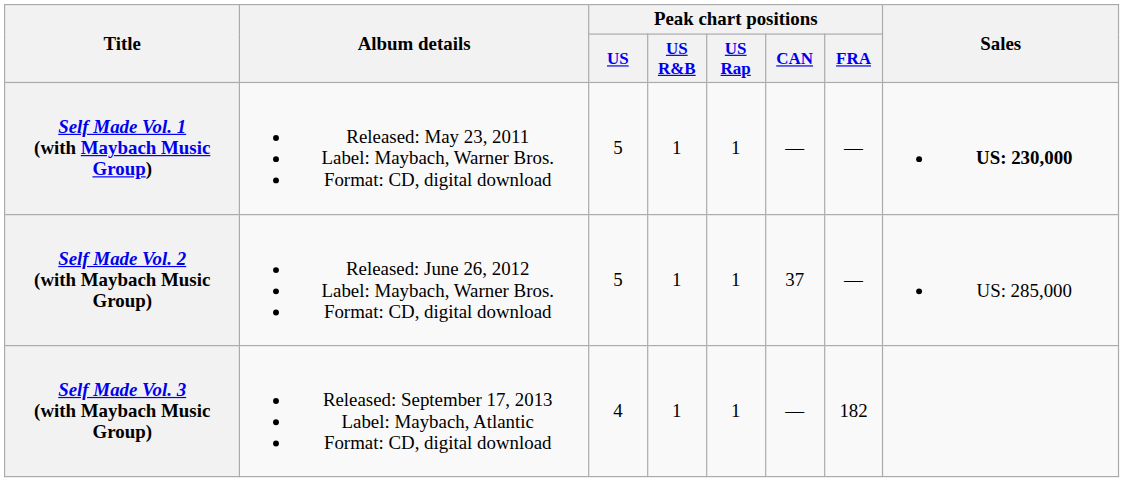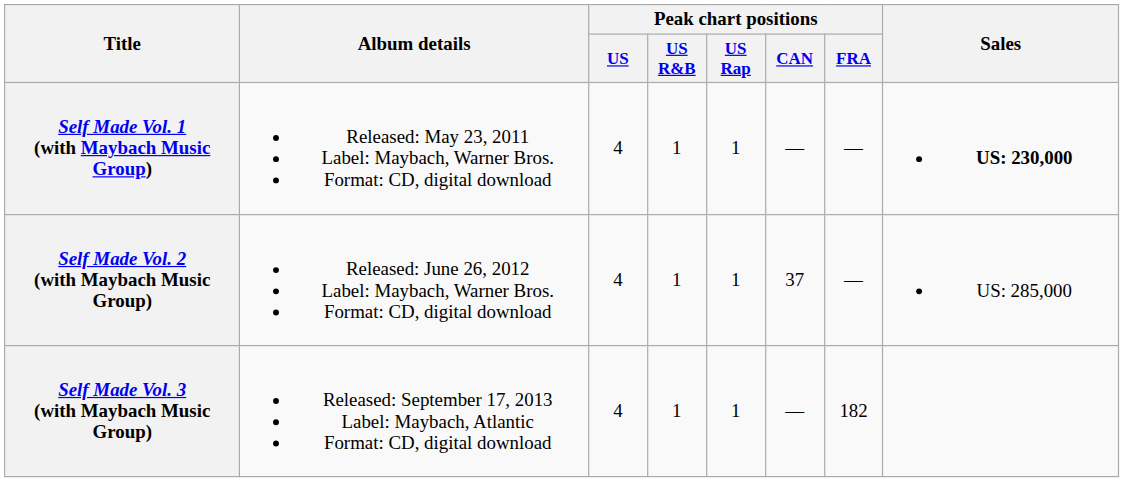(618, 148) 5 -> (618, 148) 4
(618, 279) 5 -> (618, 279) 4
